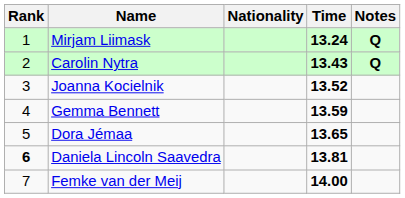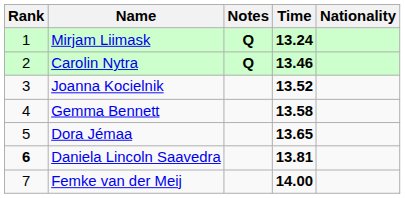columns swapped: (266, 16) <-> (375, 16)
(329, 63) 13.43 -> (294, 63) 13.46
(329, 110) 13.59 -> (294, 110) 13.58
